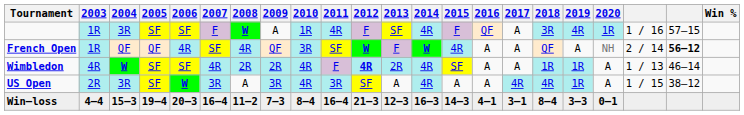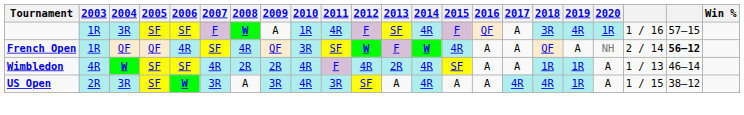(366, 67) bold -> (366, 67) normal
- row: (32, 102)
